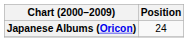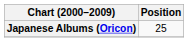(161, 28) 24 -> (161, 28) 25
